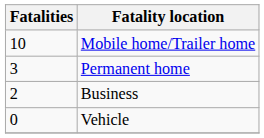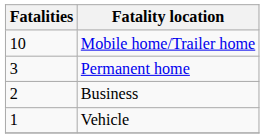(14, 119) 0 -> (14, 119) 1
